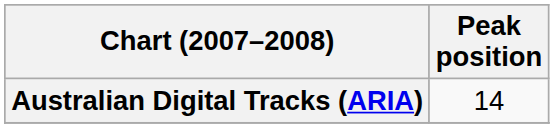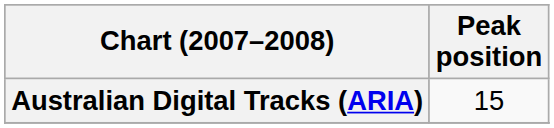(489, 100) 14 -> (489, 100) 15
